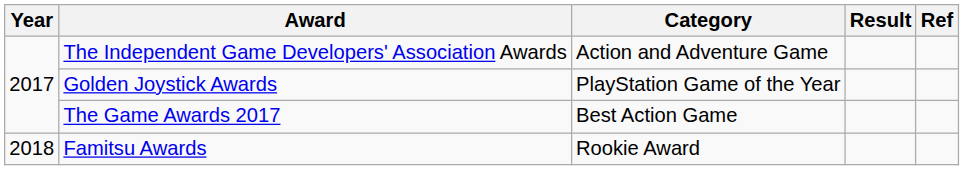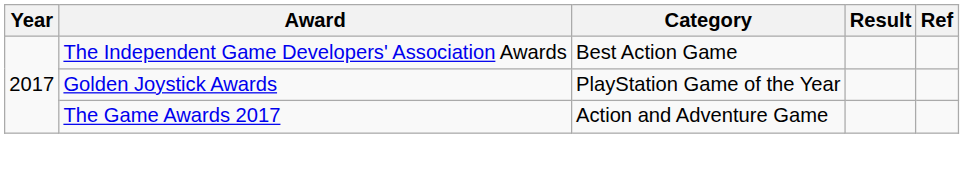(702, 52) Action and Adventure Game -> (657, 52) Best Action Game
(657, 116) Best Action Game -> (702, 116) Action and Adventure Game
- row: (135, 148)
